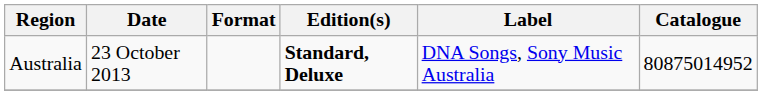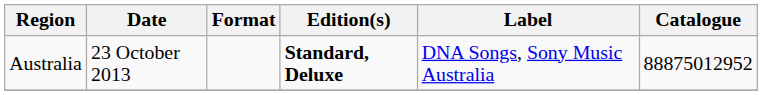(698, 62) 80875014952 -> (698, 62) 88875012952
